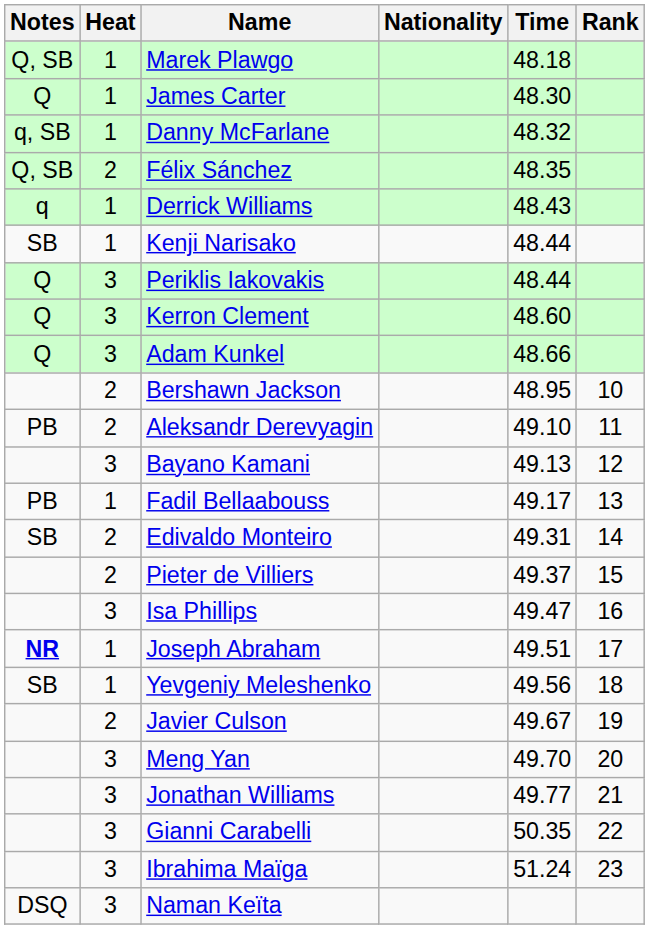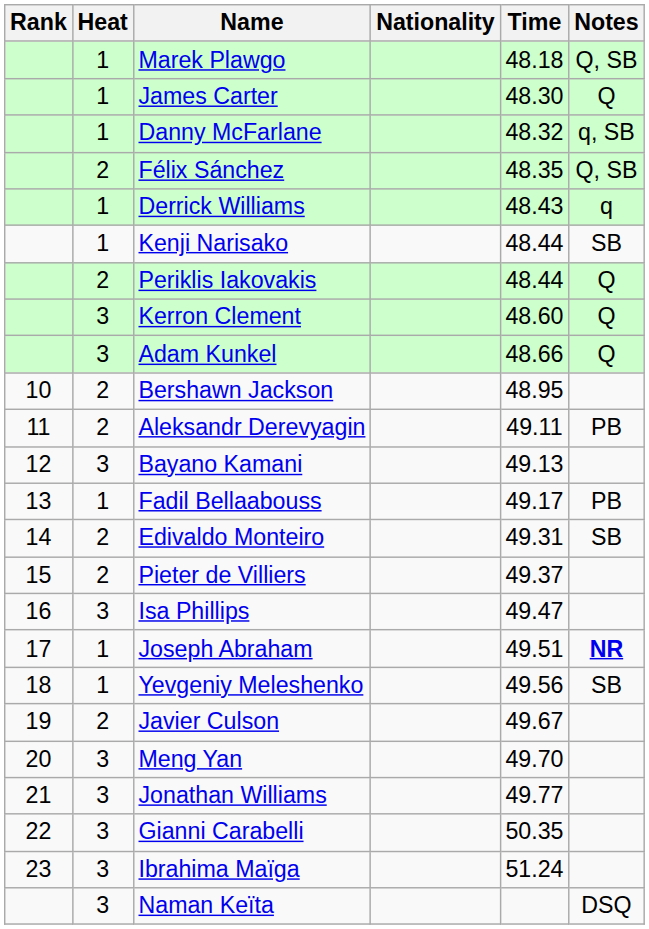columns swapped: (610, 22) <-> (42, 22)
(110, 280) 3 -> (103, 280) 2
(542, 427) 49.10 -> (534, 427) 49.11
